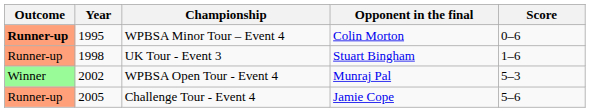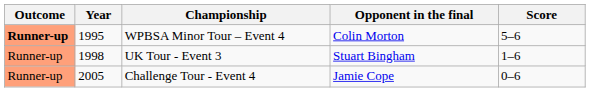(511, 35) 0–6 -> (511, 35) 5–6
- row: (201, 76)
(511, 96) 5–6 -> (511, 76) 0–6
